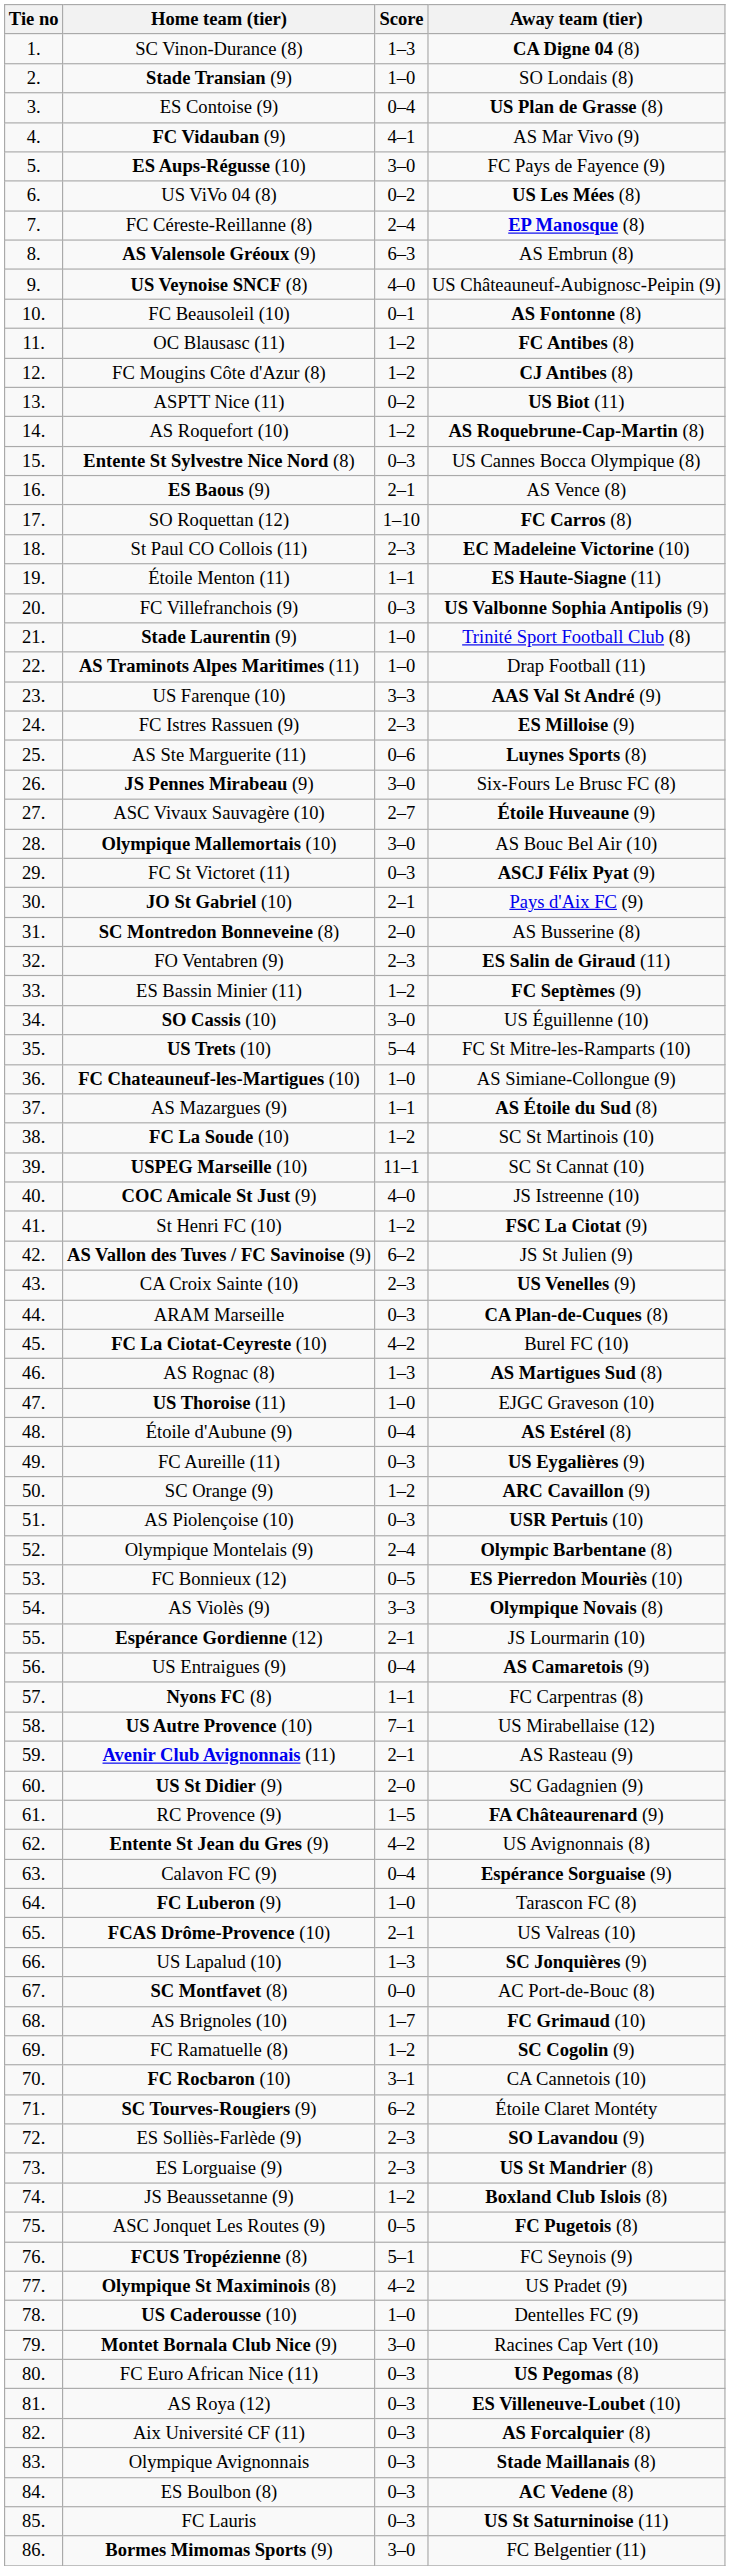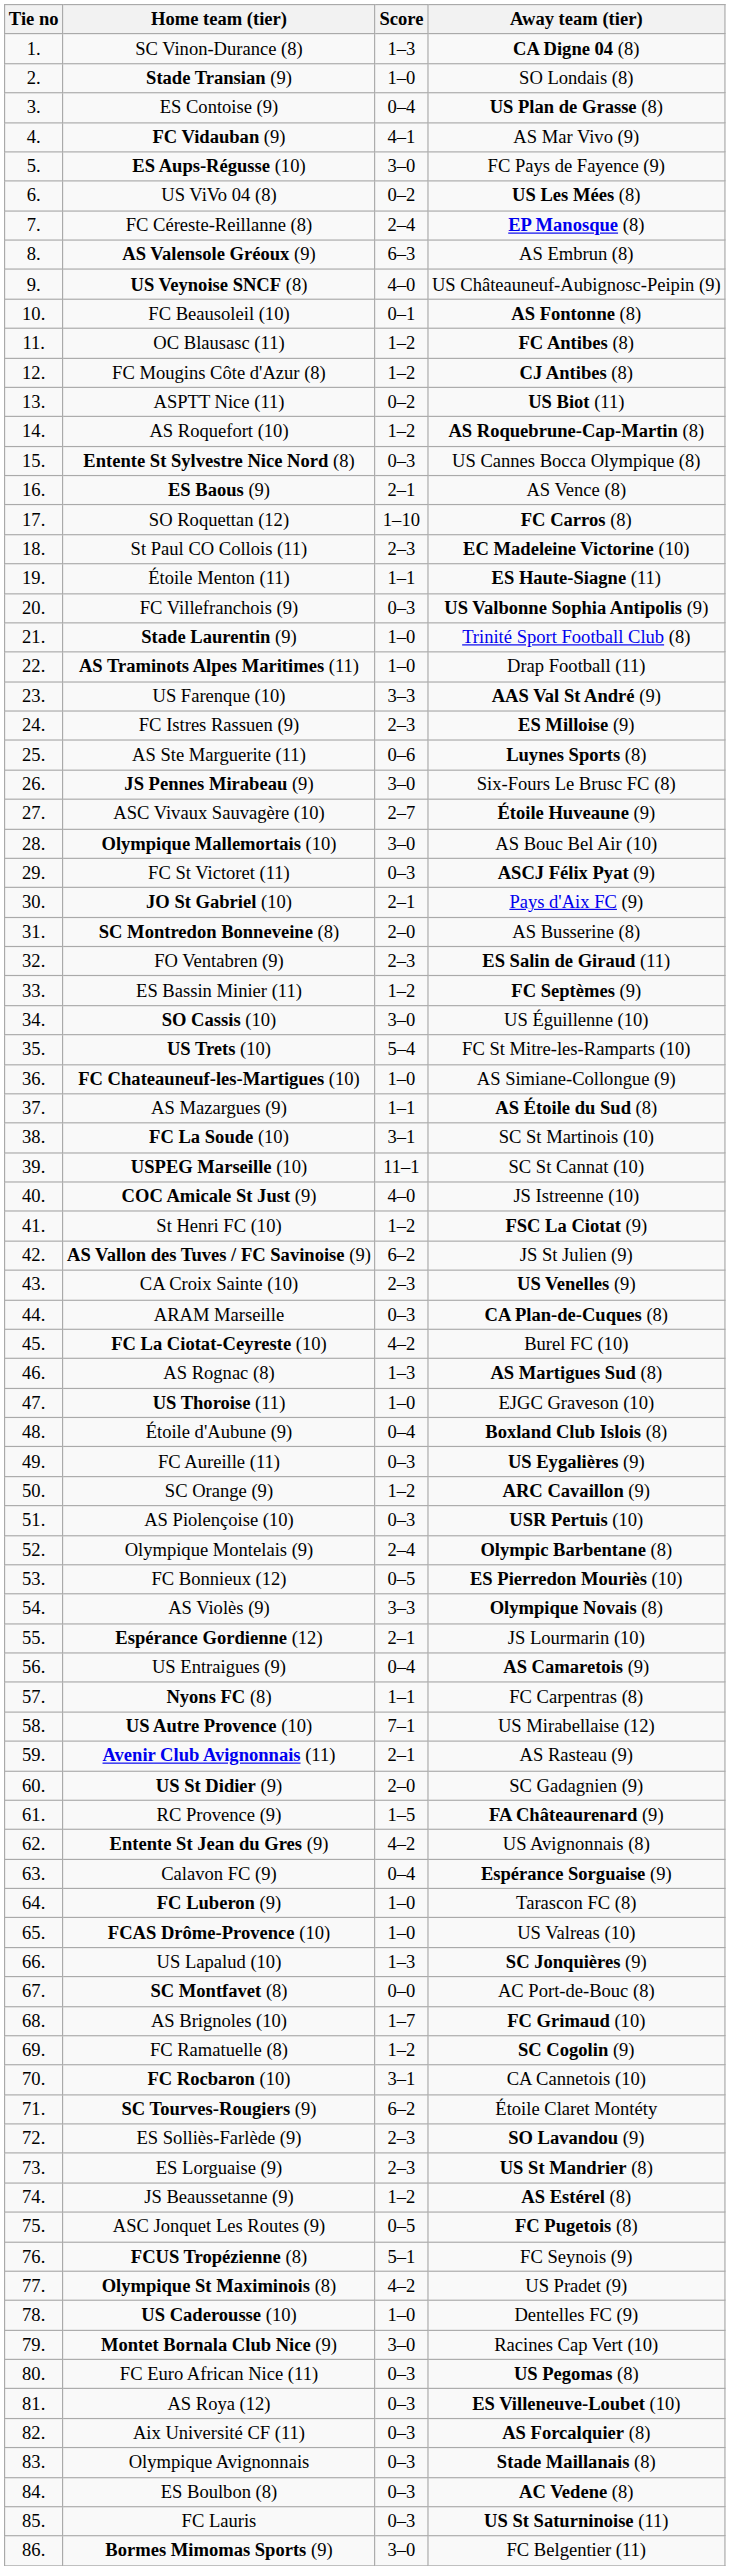(401, 1137) 1–2 -> (401, 1137) 3–1
(576, 1432) AS Estérel (8) -> (576, 1432) Boxland Club Islois (8)
(401, 1932) 2–1 -> (401, 1932) 1–0
(576, 2197) Boxland Club Islois (8) -> (576, 2197) AS Estérel (8)
